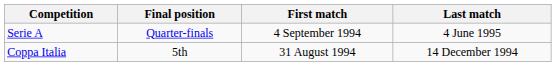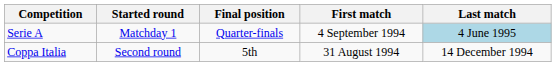+ column: (148, 14)
(472, 33) no background -> (487, 33) lightblue background
